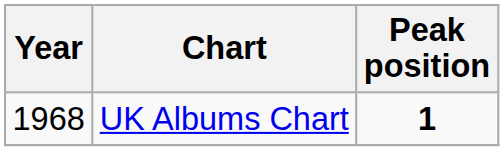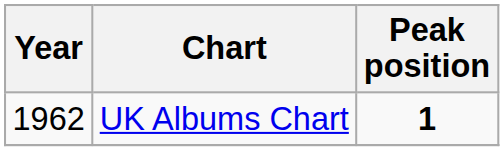(49, 118) 1968 -> (49, 118) 1962
